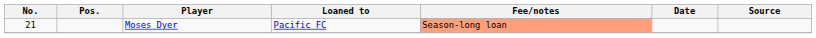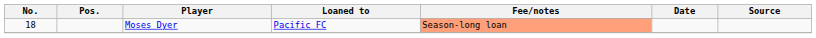(31, 26) 21 -> (31, 26) 18
